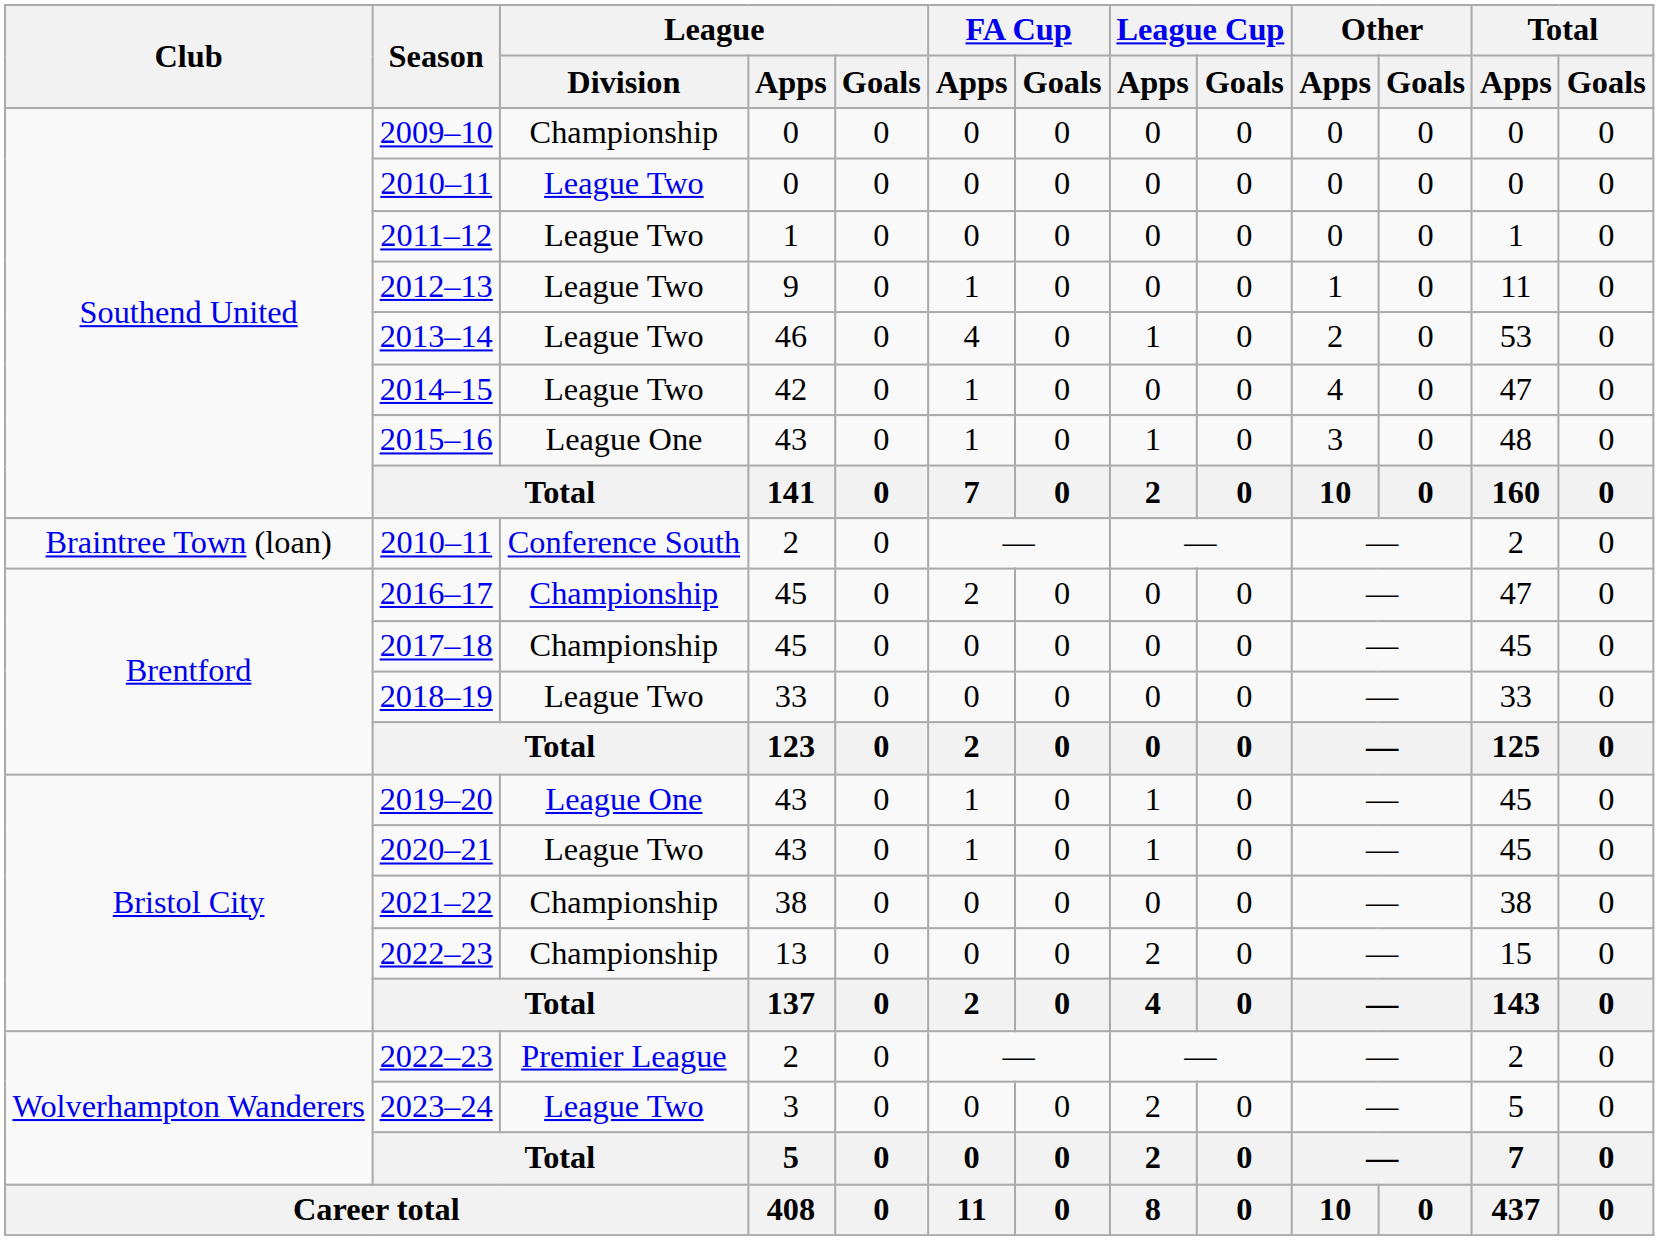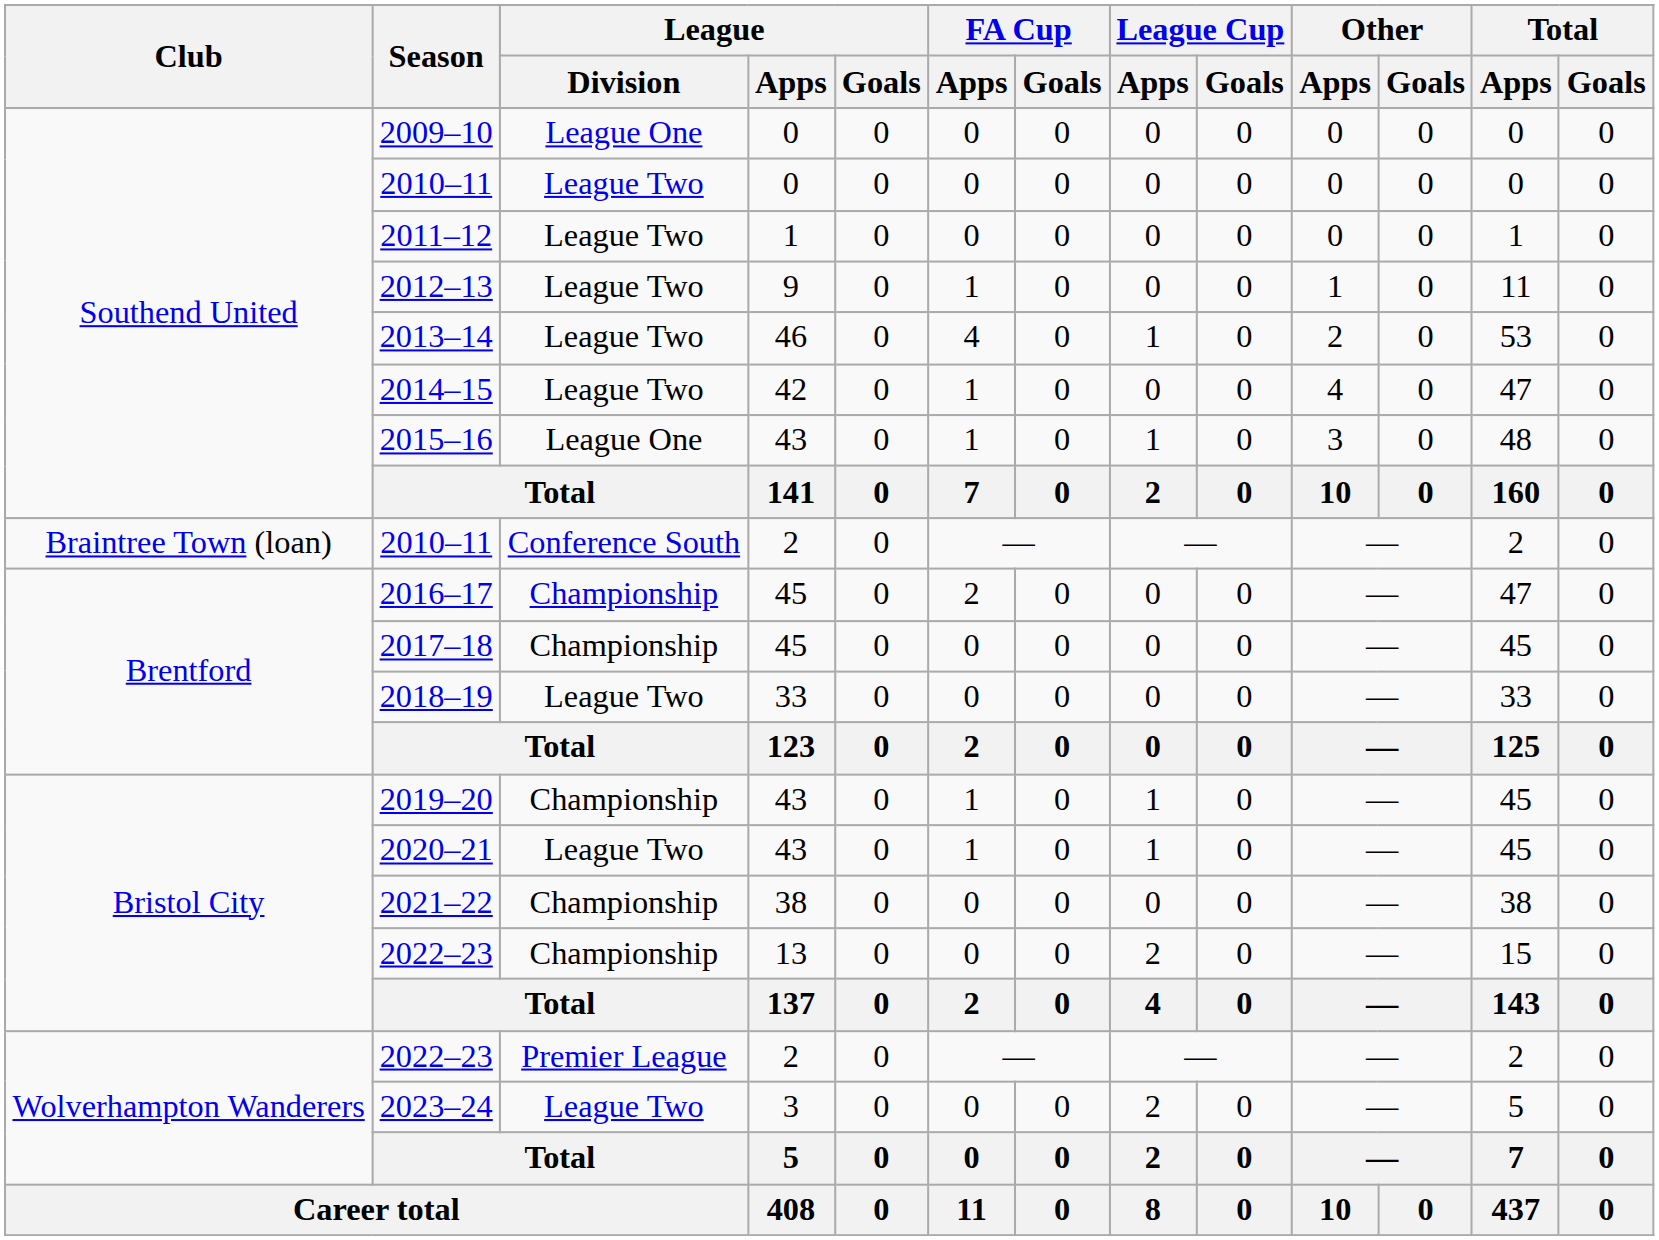(624, 132) Championship -> (624, 132) League One
(624, 798) League One -> (624, 798) Championship
